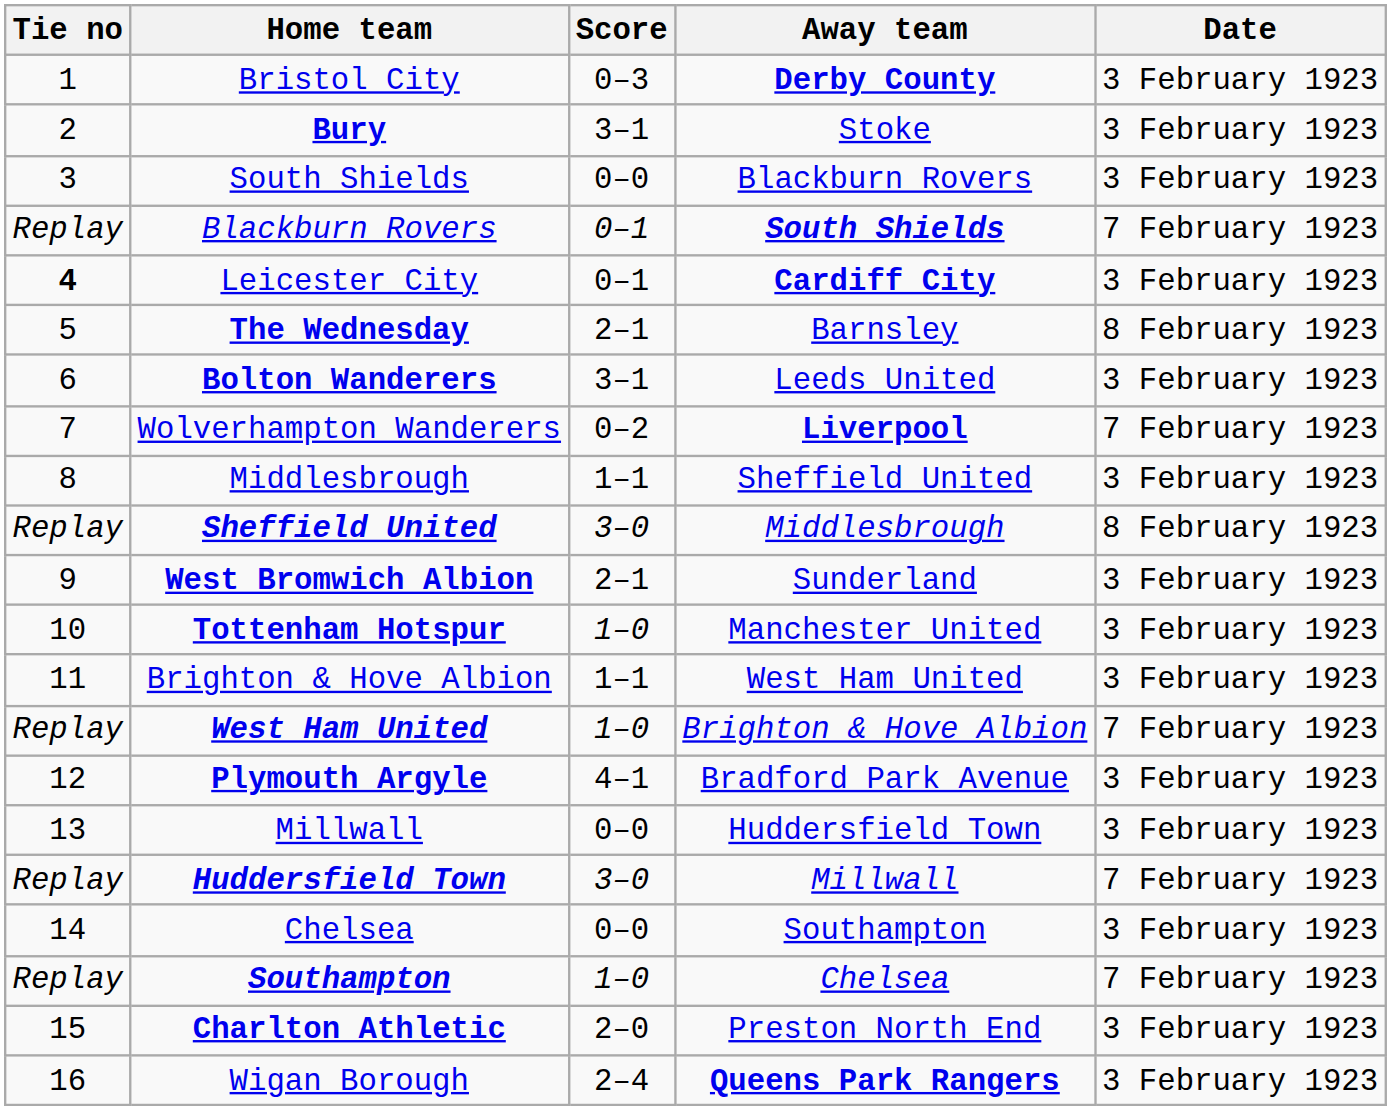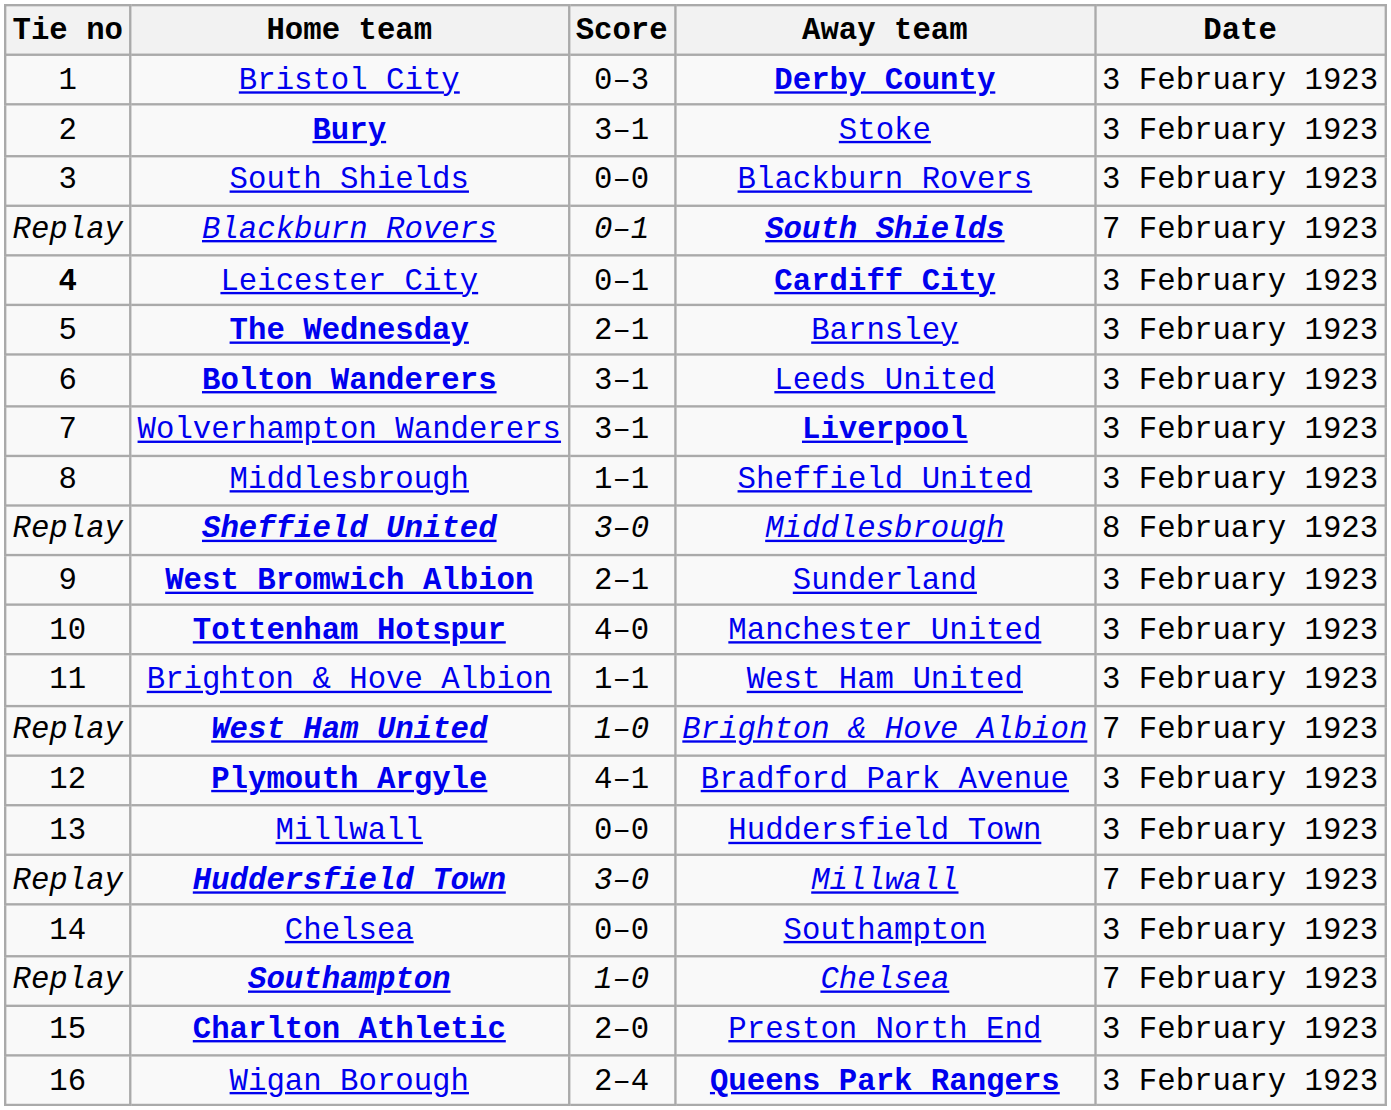(1240, 330) 8 February 1923 -> (1240, 330) 3 February 1923
(622, 430) 0–2 -> (622, 430) 3–1
(1240, 430) 7 February 1923 -> (1240, 430) 3 February 1923
(622, 630) 1–0 -> (622, 630) 4–0
